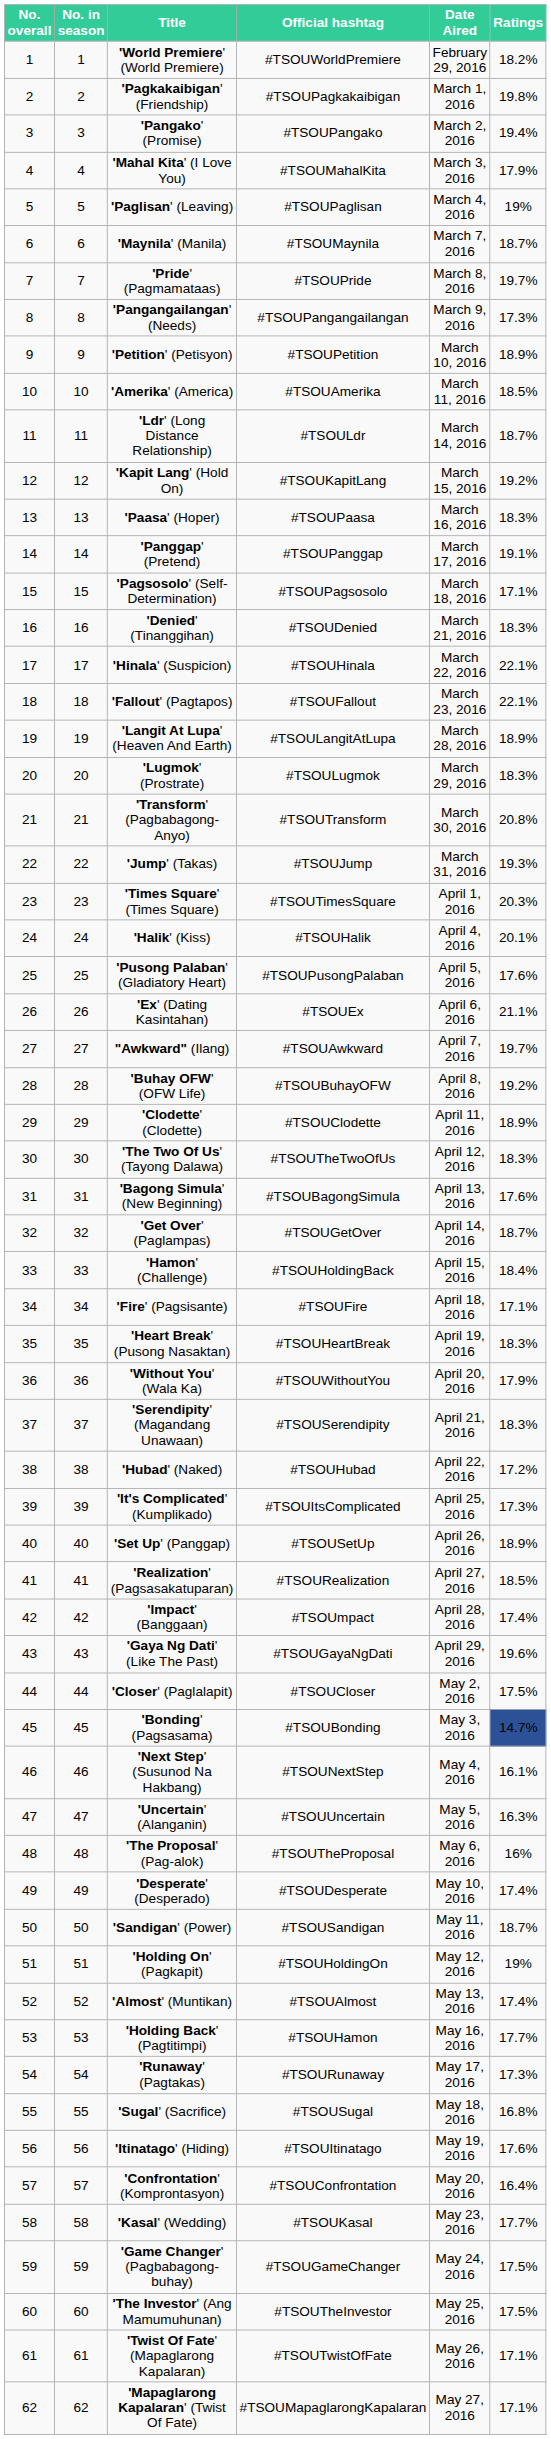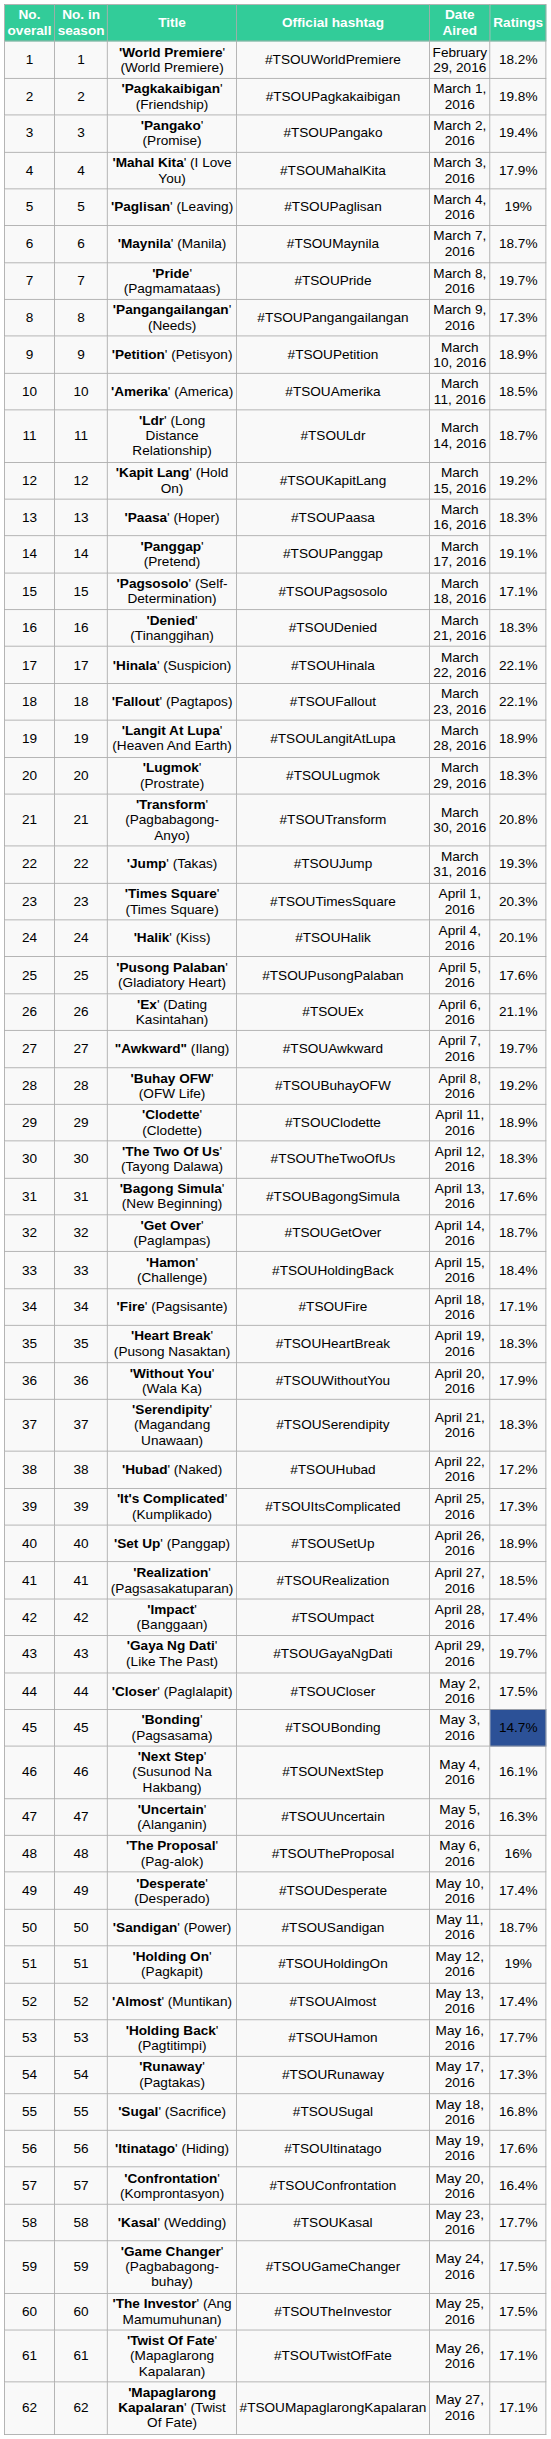(518, 1654) 19.6% -> (518, 1654) 19.7%
